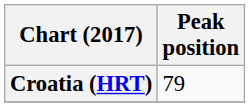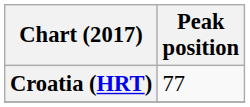(174, 83) 79 -> (174, 83) 77
